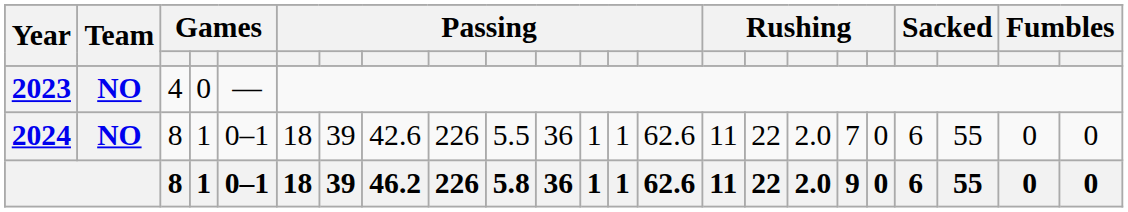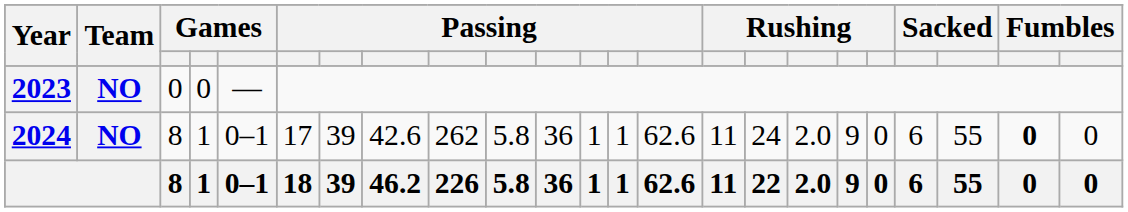(175, 88) 4 -> (175, 88) 0
(298, 135) 18 -> (298, 135) 17
(457, 135) 226 -> (457, 135) 262
(511, 135) 5.5 -> (511, 135) 5.8
(766, 135) 22 -> (766, 135) 24
(852, 135) 7 -> (852, 135) 9
(1030, 135) normal -> (1030, 135) bold
